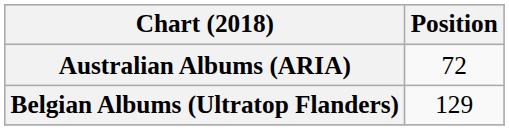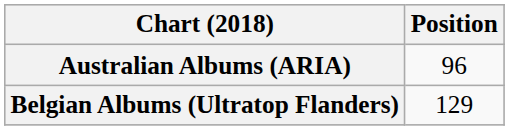(454, 64) 72 -> (454, 64) 96
